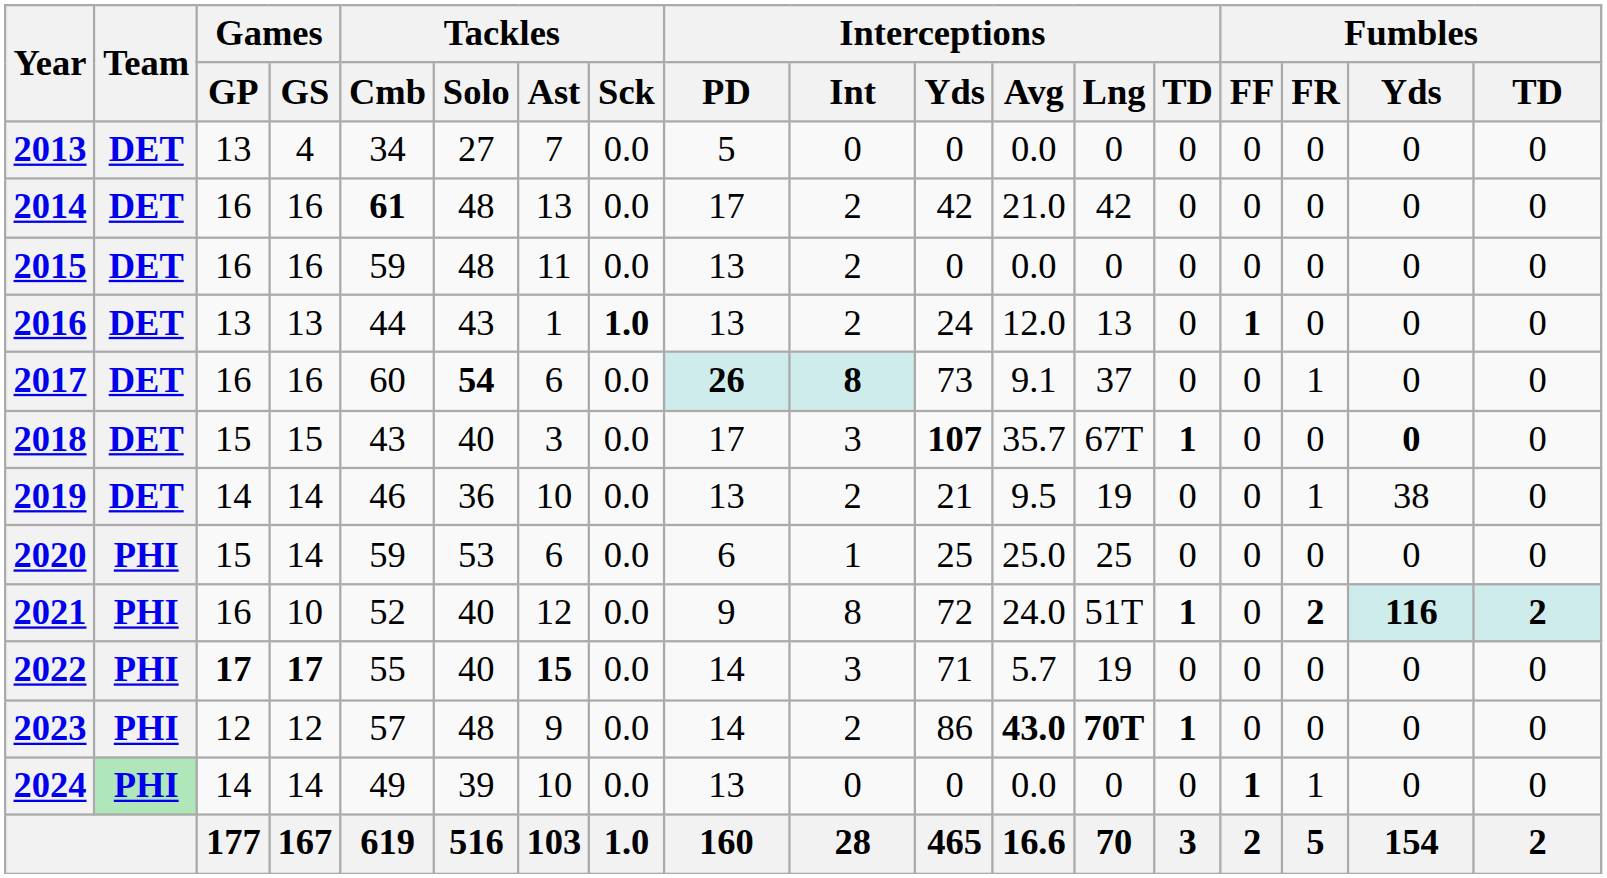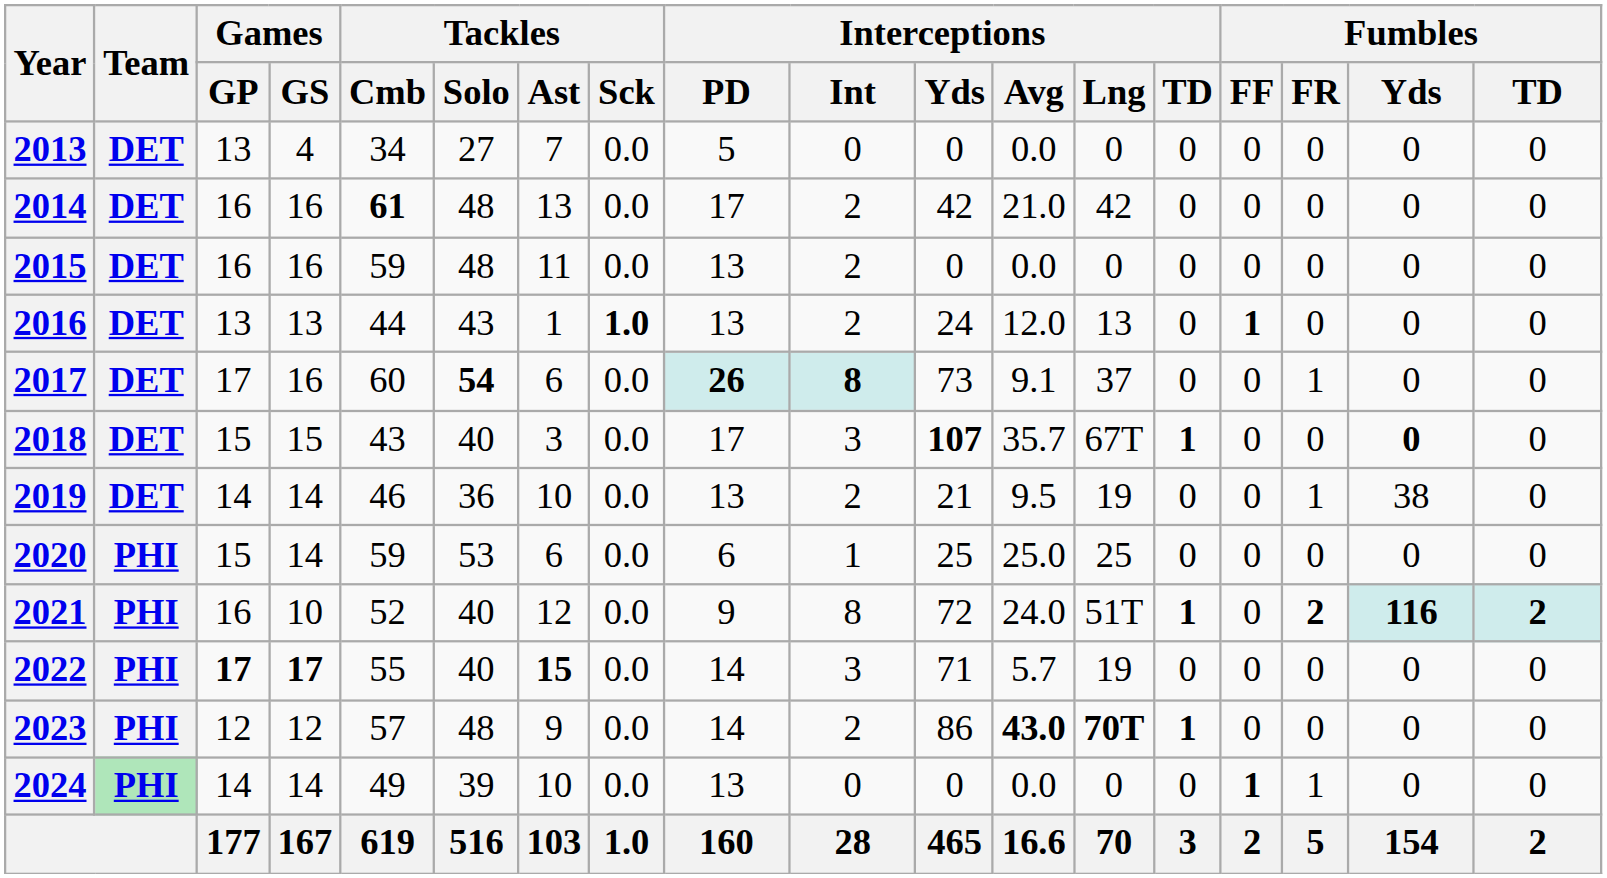(233, 380) 16 -> (233, 380) 17
